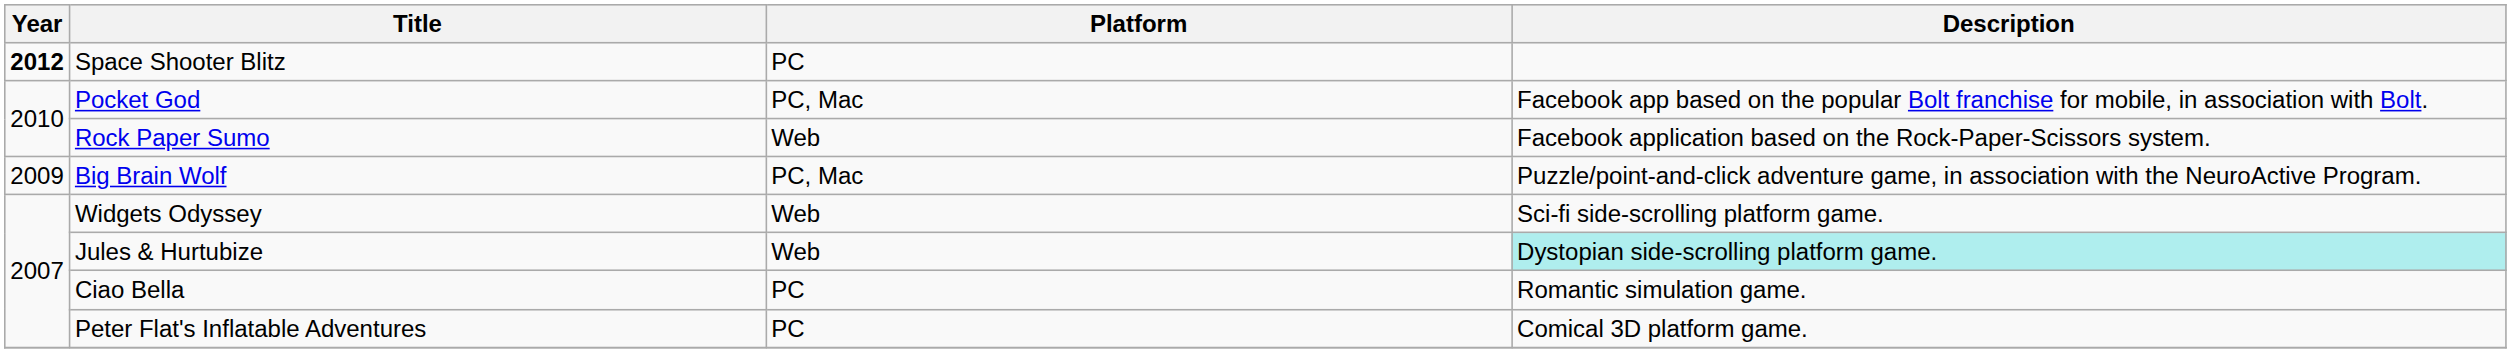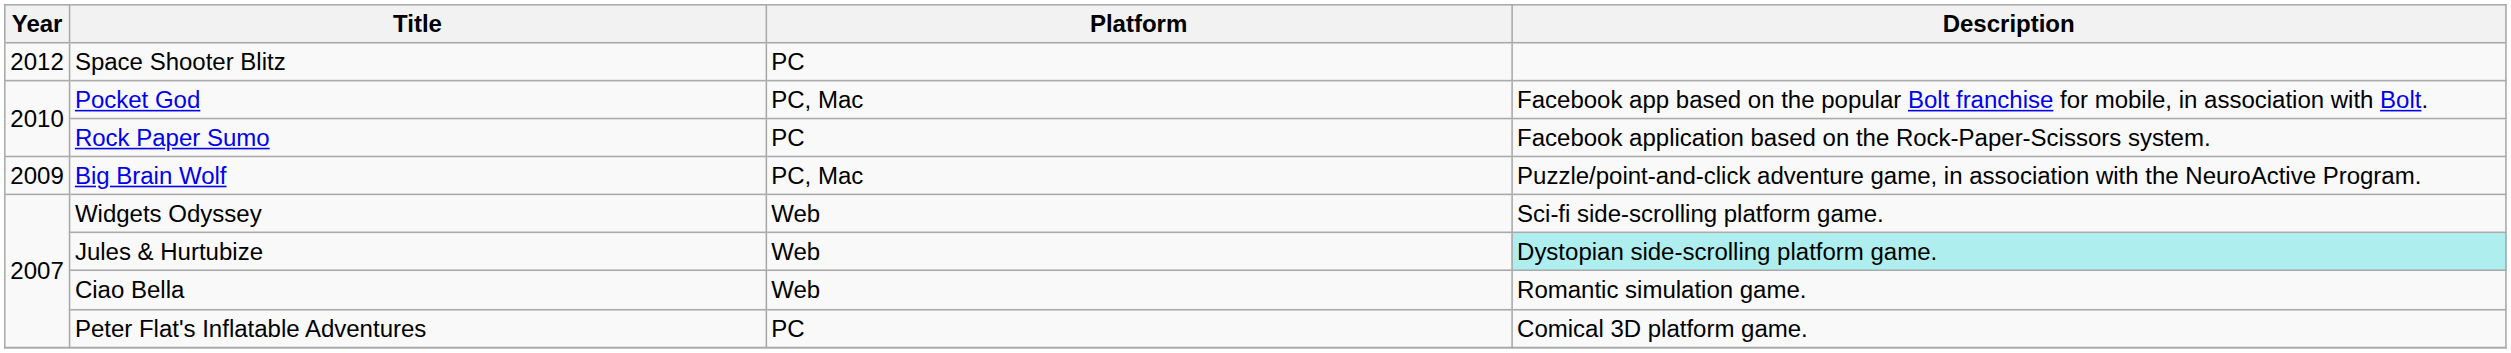(37, 62) bold -> (37, 62) normal
(796, 138) Web -> (788, 138) PC
(788, 290) PC -> (796, 290) Web
